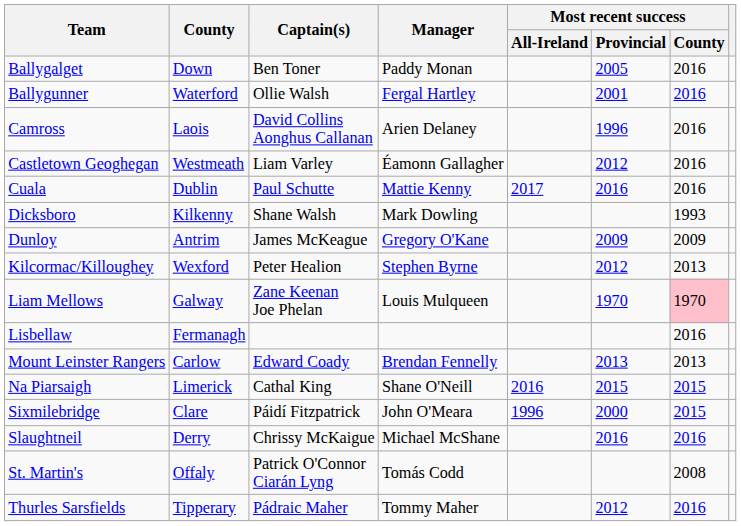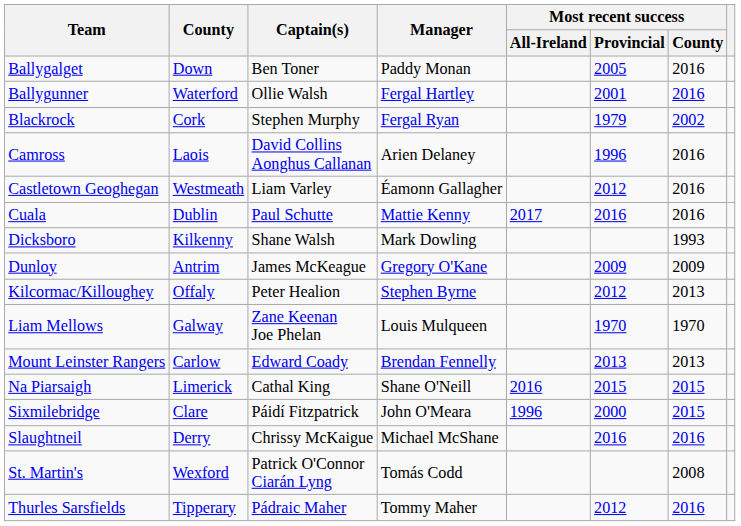+ row: (41, 119)
(201, 266) Wexford -> (194, 291) Offaly
(690, 300) pink background -> (688, 326) no background
- row: (40, 335)
(194, 472) Offaly -> (201, 472) Wexford
